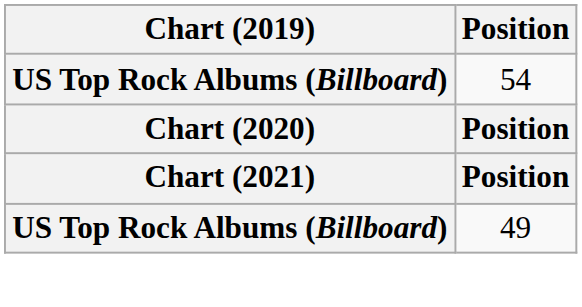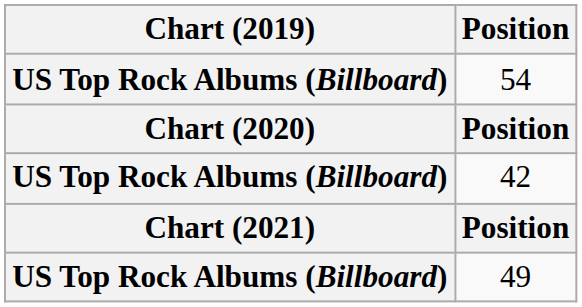+ row: (516, 177)
